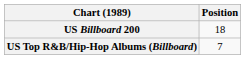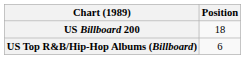(220, 46) 7 -> (220, 46) 6
